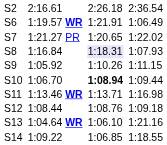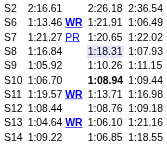(55, 23) 1:19.57 WR -> (55, 23) 1:13.46 WR
(55, 94) 1:13.46 WR -> (55, 94) 1:19.57 WR
